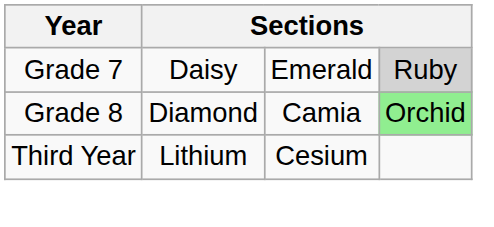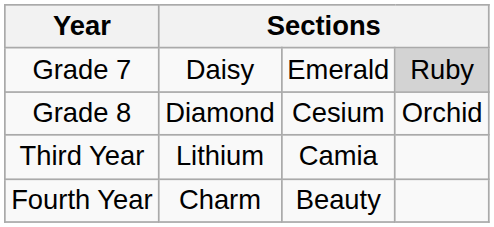(322, 112) Camia -> (338, 112) Cesium
(425, 112) lightgreen background -> (442, 112) no background
(322, 156) Cesium -> (338, 156) Camia
+ row: (82, 199)
